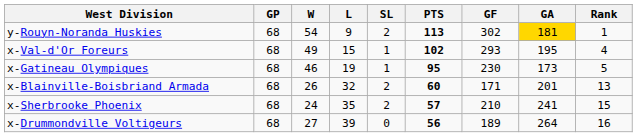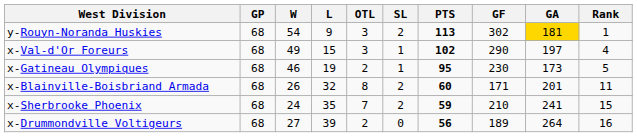+ column: (365, 14)
(491, 50) 293 -> (499, 50) 290
(547, 50) 195 -> (552, 50) 197
(604, 86) 13 -> (606, 86) 11
(434, 105) 57 -> (445, 105) 59
